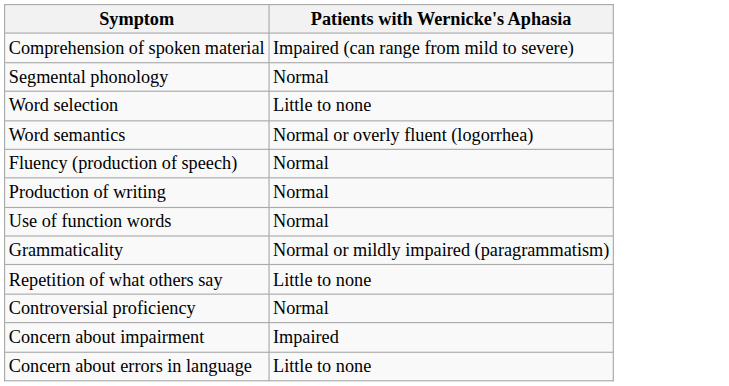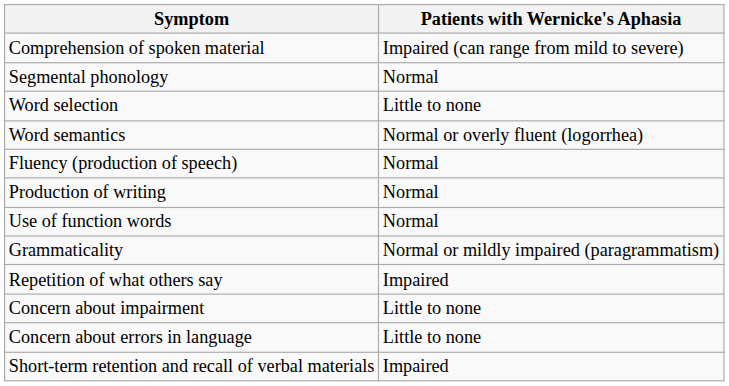(322, 279) Little to none -> (416, 279) Impaired
- row: (102, 308)
(306, 337) Impaired -> (432, 308) Little to none
+ row: (192, 366)
